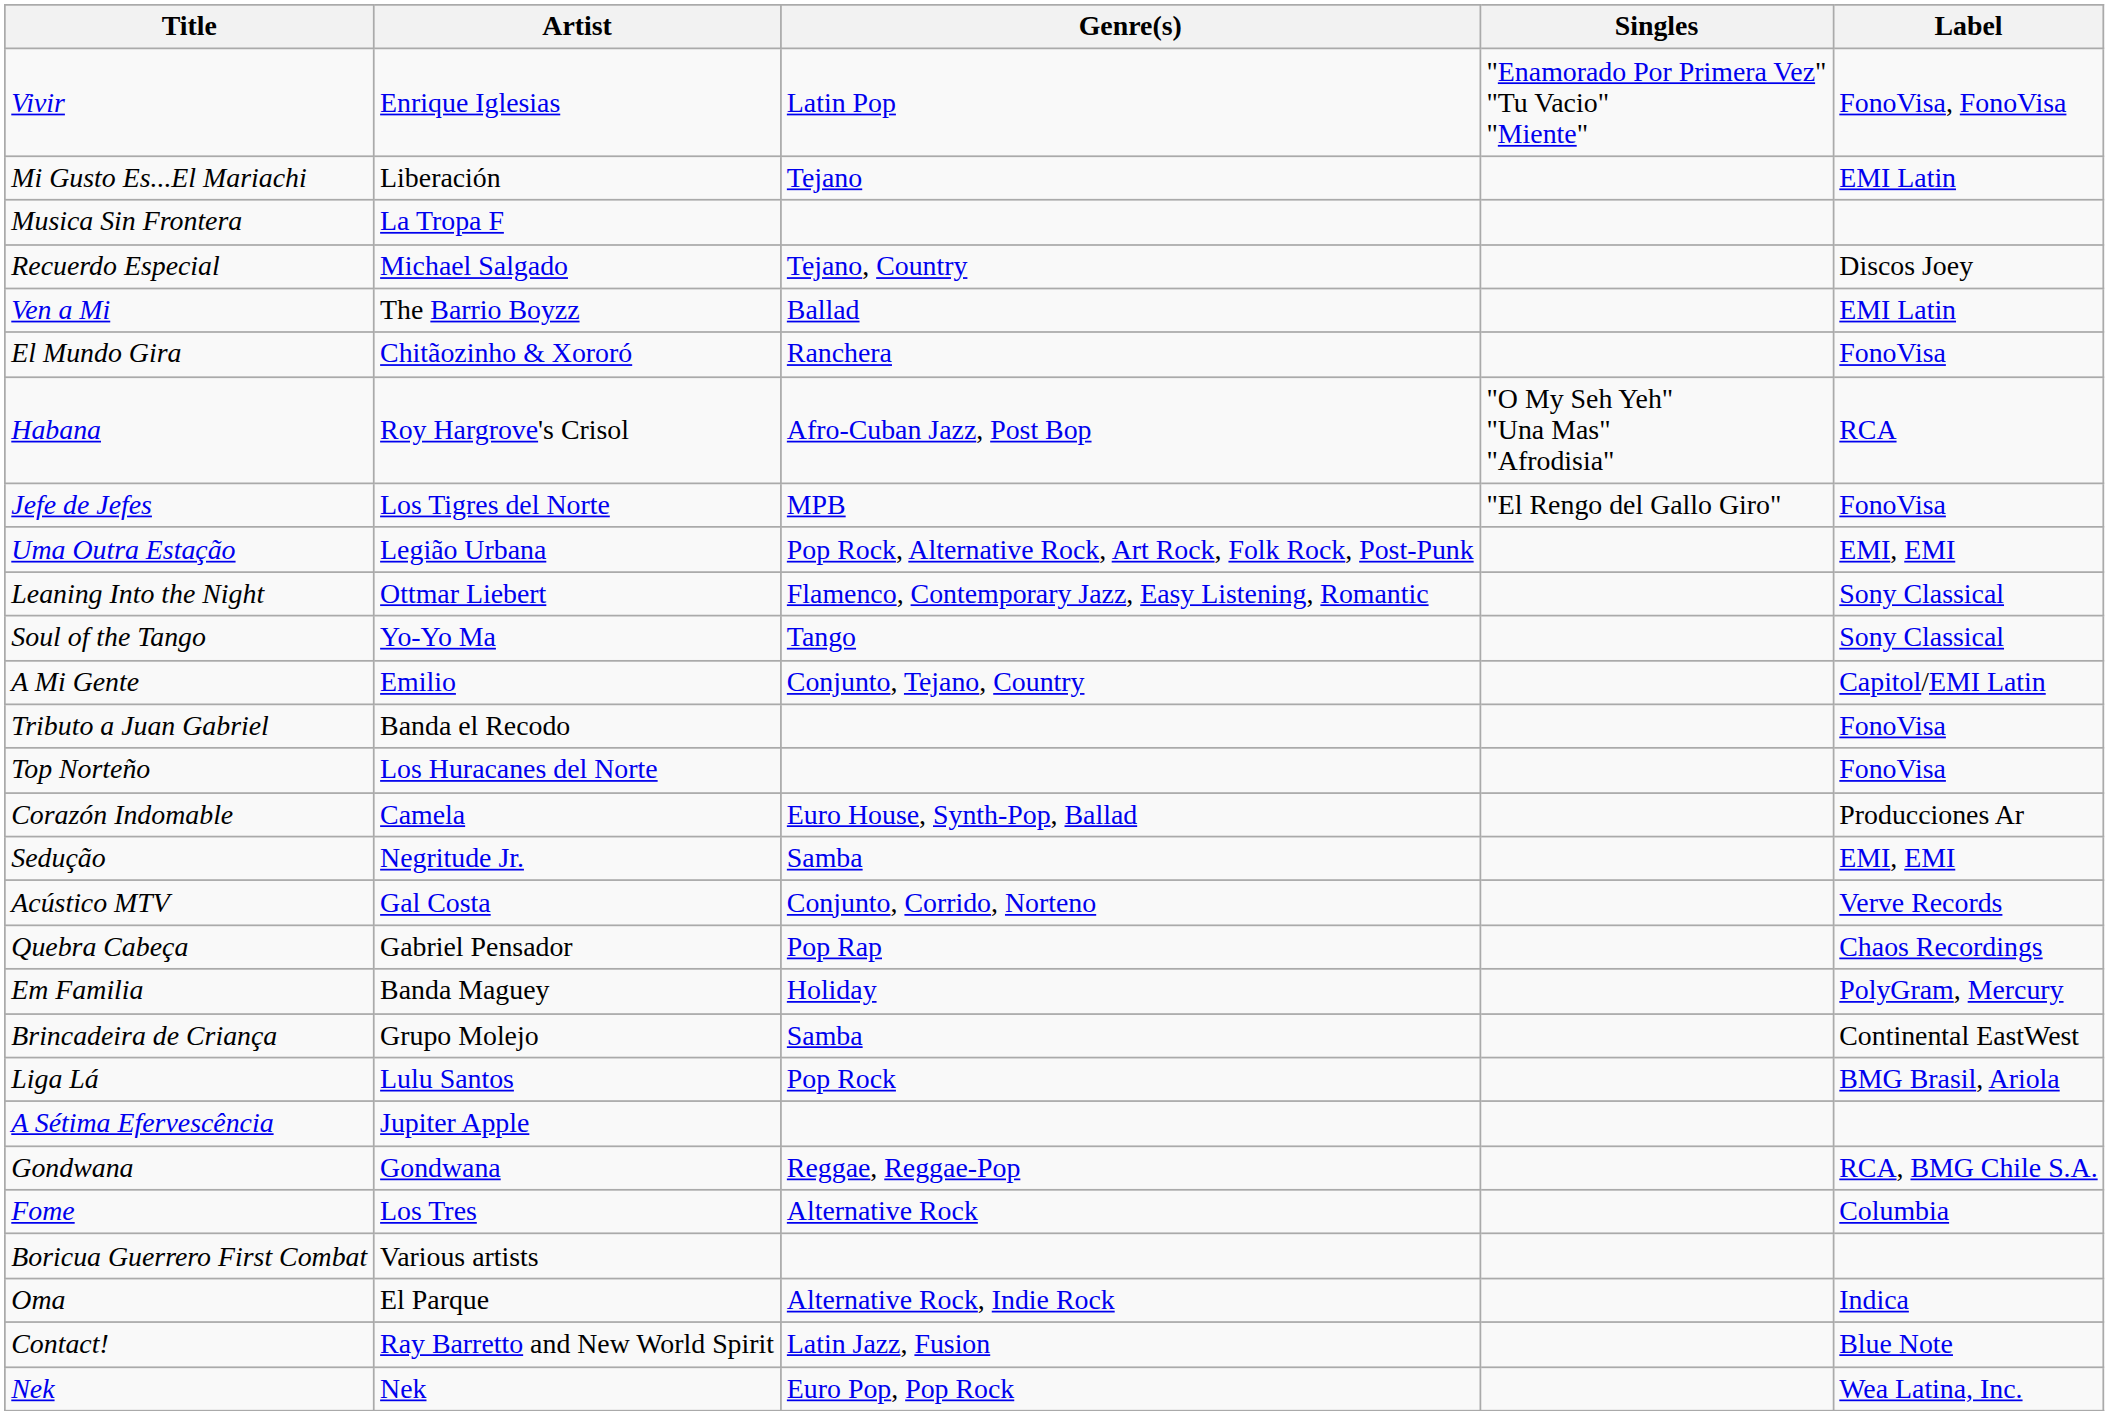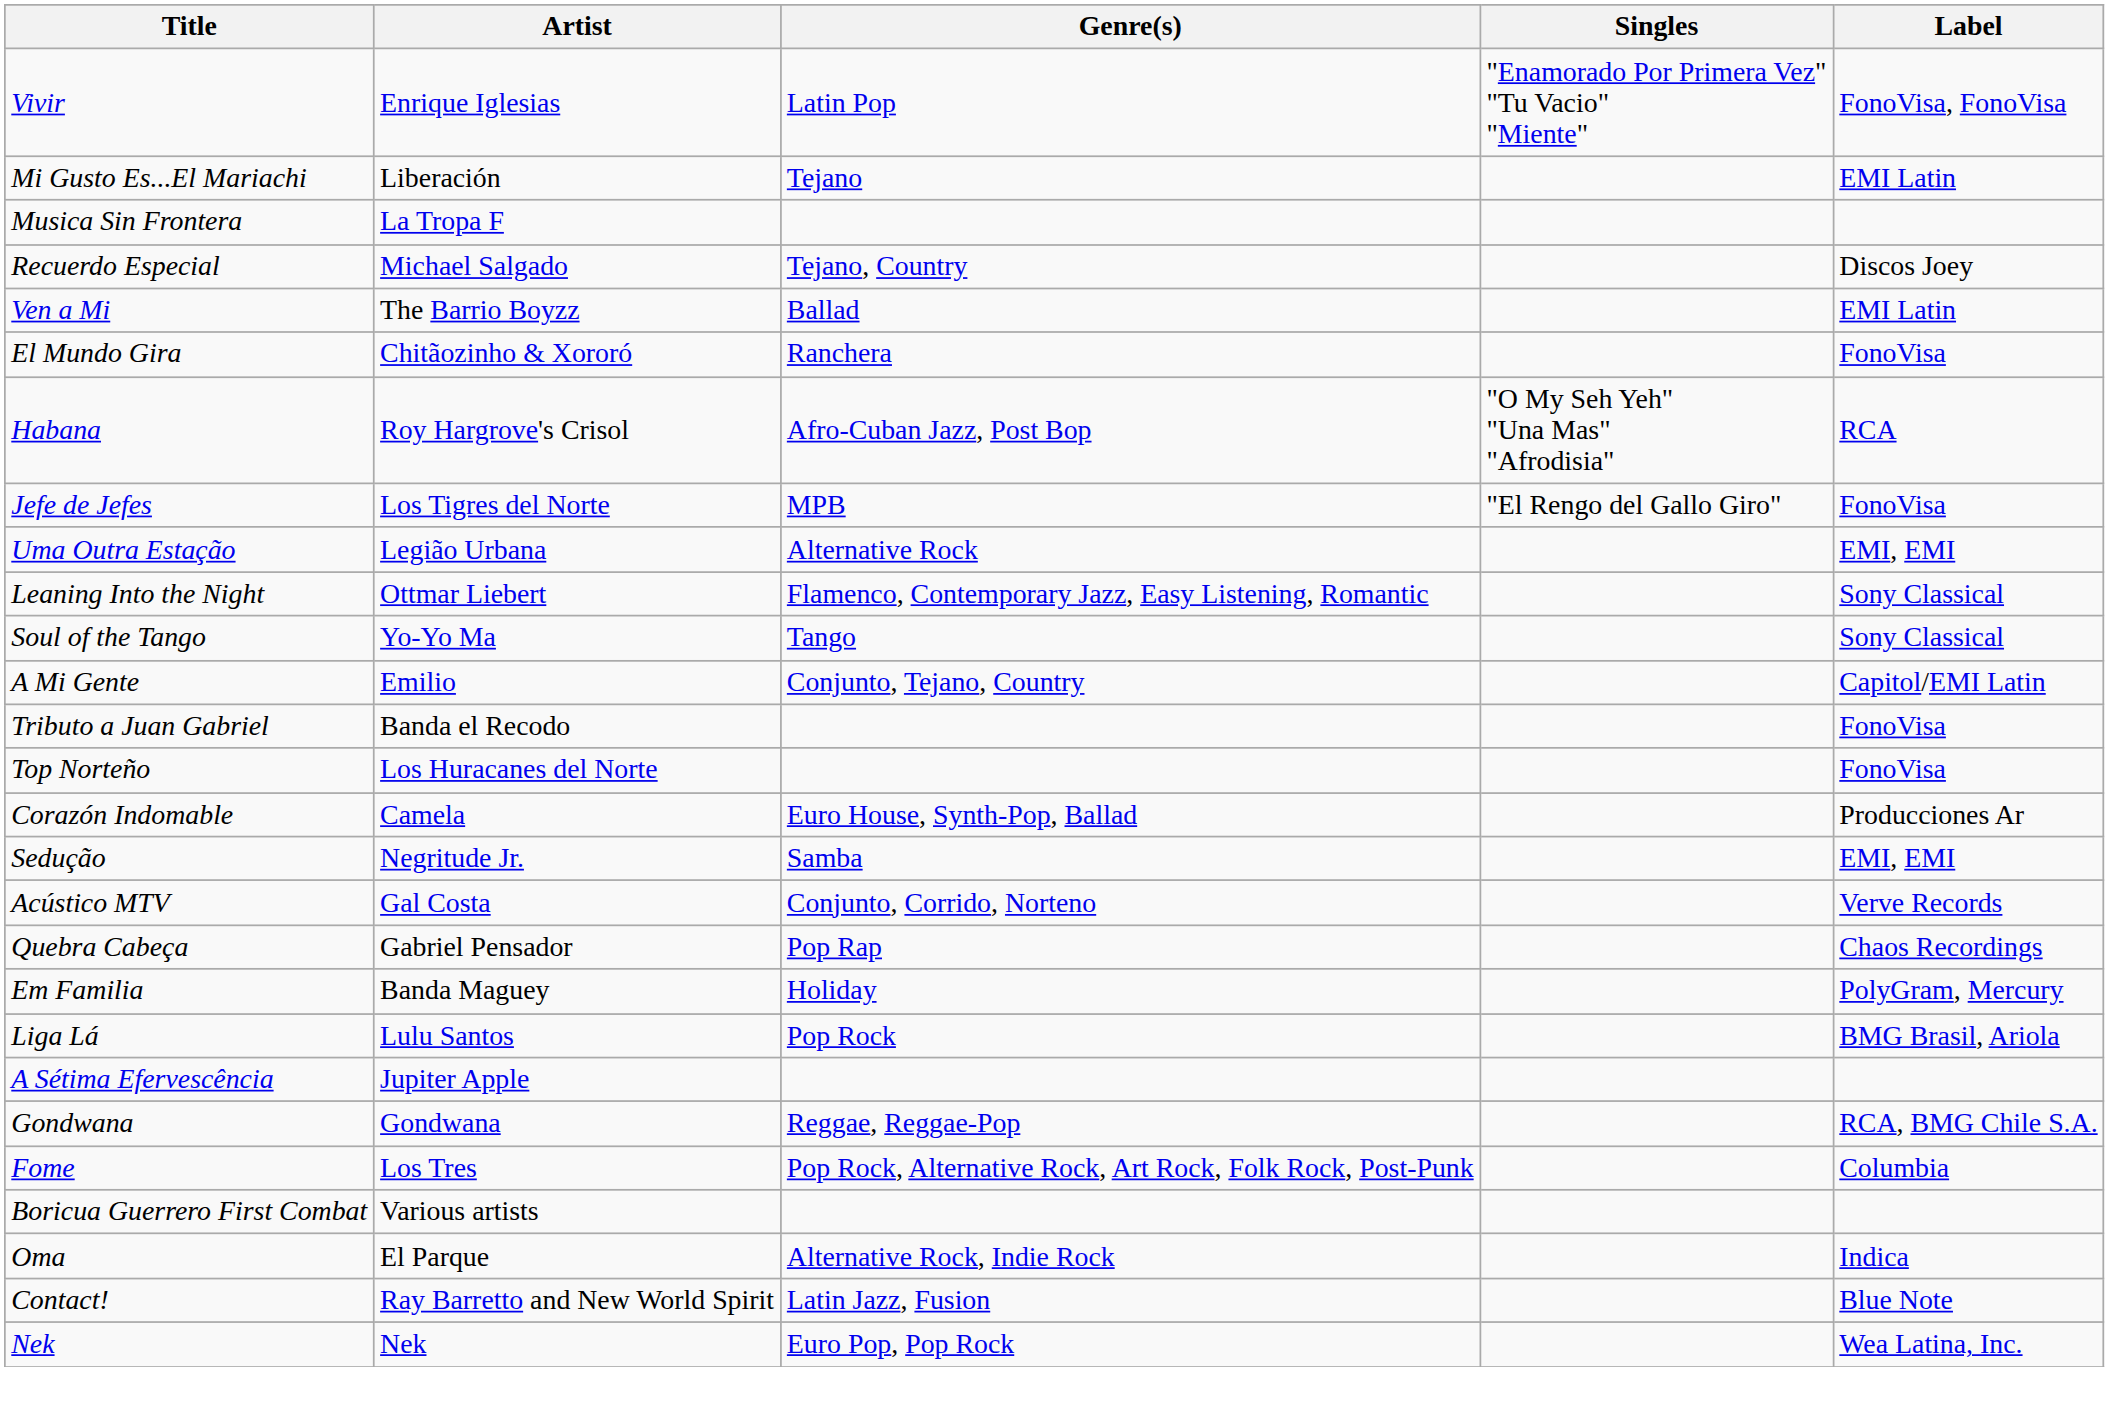(1130, 549) Pop Rock, Alternative Rock, Art Rock, Folk Rock, Post-Punk -> (882, 549) Alternative Rock
- row: (144, 1034)
(882, 1211) Alternative Rock -> (1130, 1167) Pop Rock, Alternative Rock, Art Rock, Folk Rock, Post-Punk
